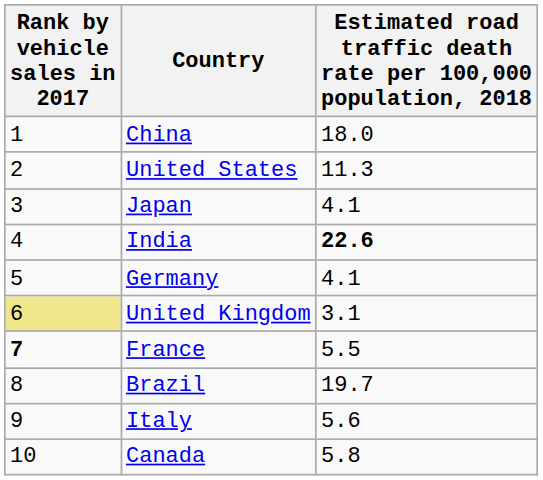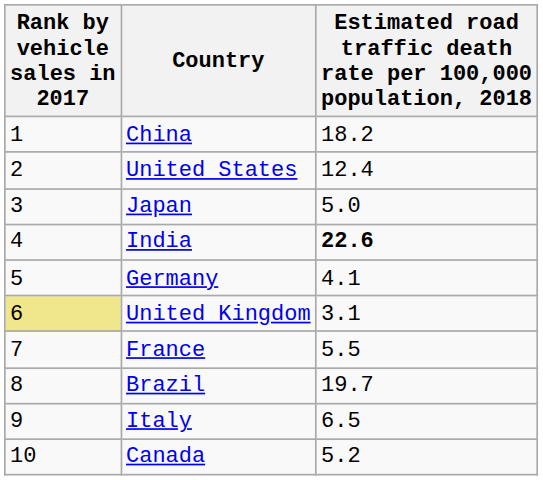(347, 135) 18.0 -> (347, 135) 18.2
(347, 170) 11.3 -> (347, 170) 12.4
(341, 206) 4.1 -> (341, 206) 5.0
(17, 349) bold -> (17, 349) normal
(341, 421) 5.6 -> (341, 421) 6.5
(341, 457) 5.8 -> (341, 457) 5.2
